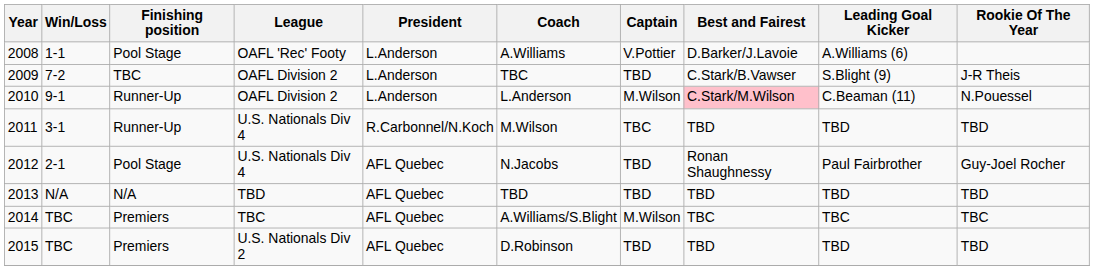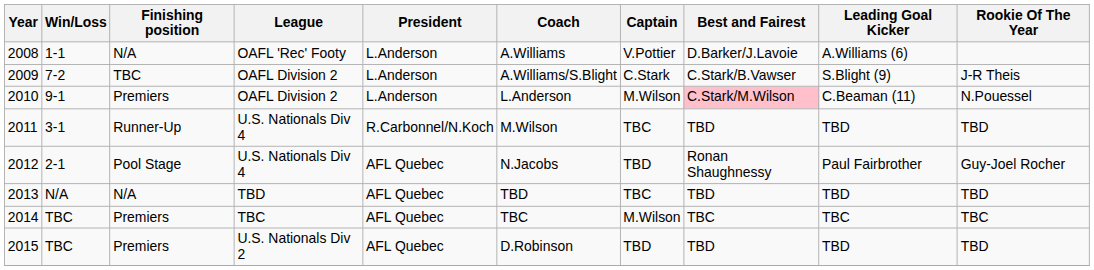(147, 53) Pool Stage -> (125, 53) N/A
(514, 75) TBC -> (559, 75) A.Williams/S.Blight
(637, 75) TBD -> (647, 75) C.Stark
(147, 97) Runner-Up -> (141, 97) Premiers
(637, 194) TBD -> (637, 194) TBC
(559, 217) A.Williams/S.Blight -> (514, 217) TBC
